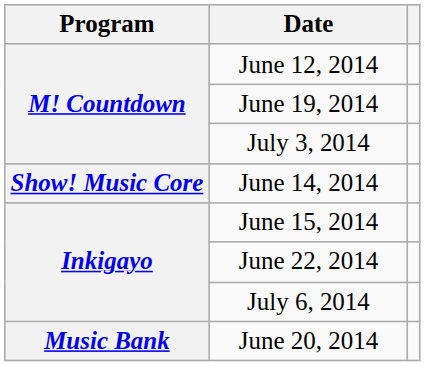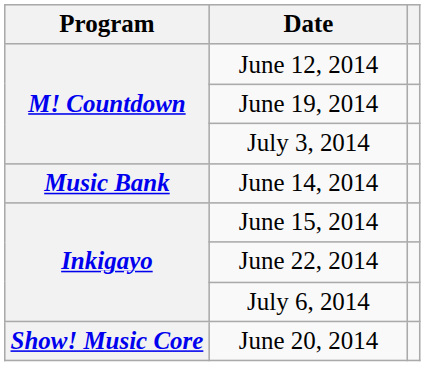(107, 182) Show! Music Core -> (107, 182) Music Bank
(107, 340) Music Bank -> (107, 340) Show! Music Core
